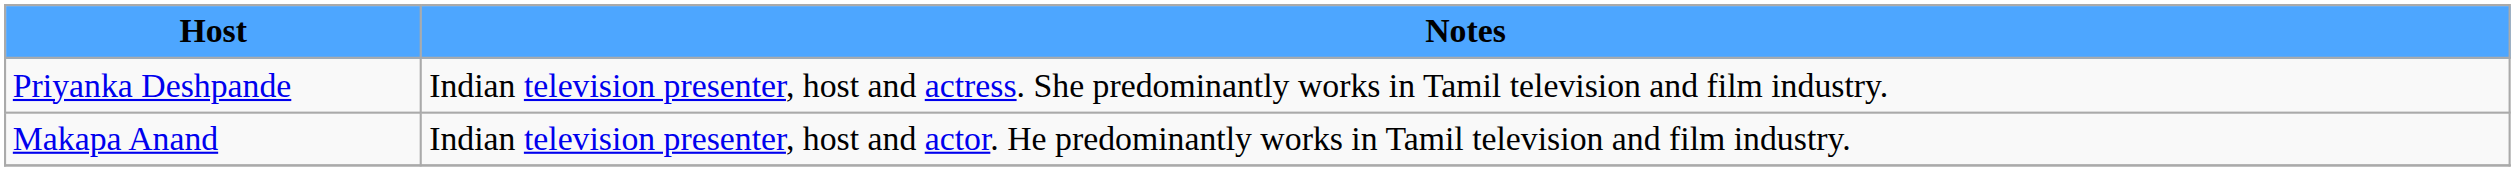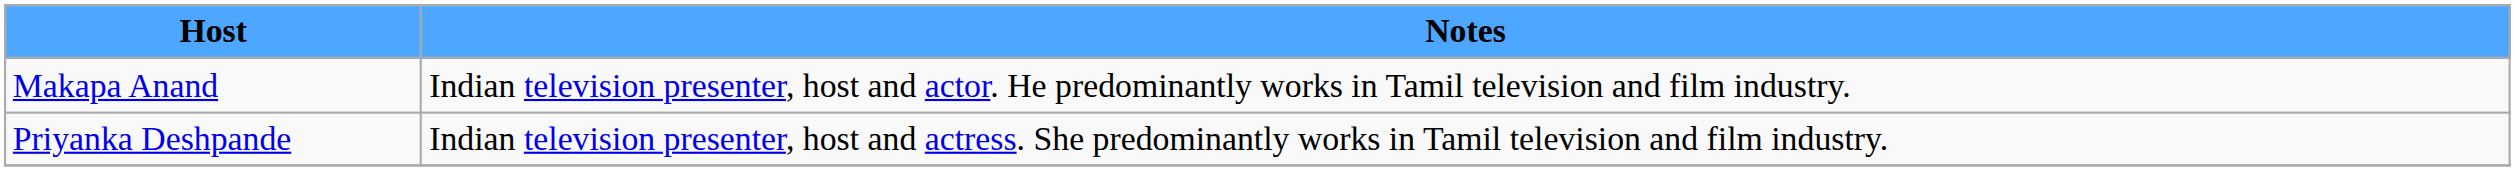rows swapped: (116, 138) <-> (152, 84)
